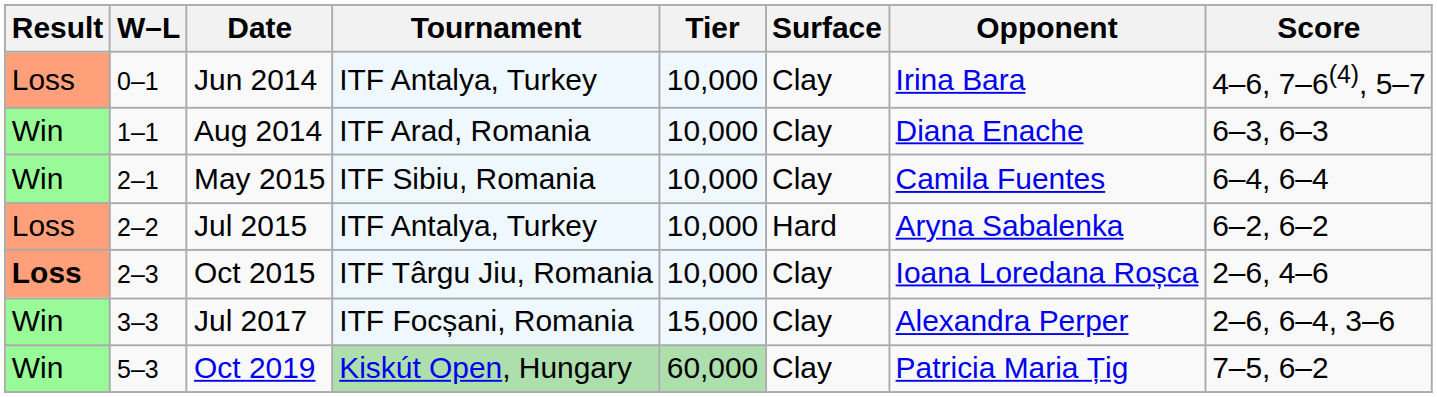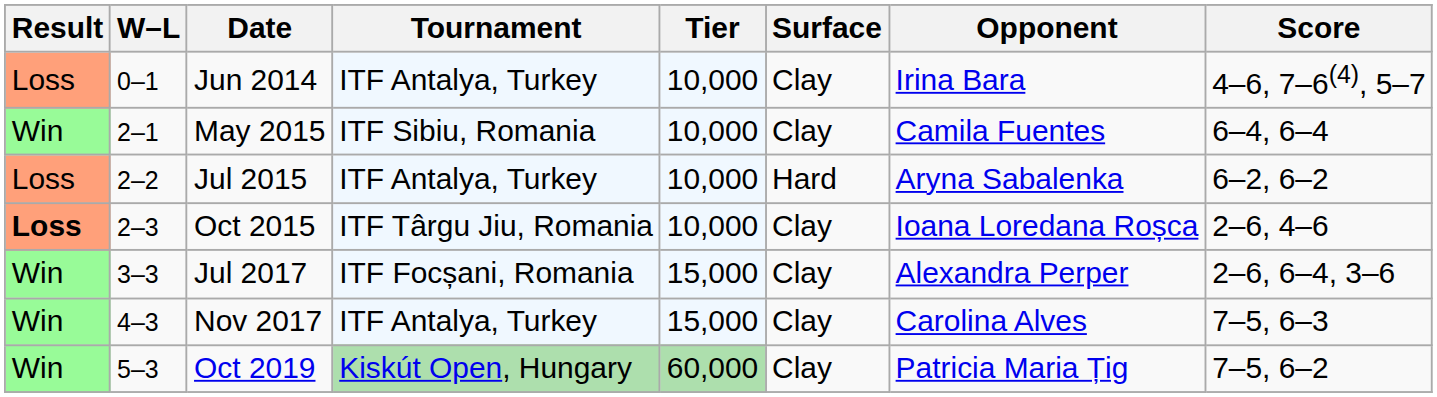- row: (258, 131)
+ row: (258, 321)
